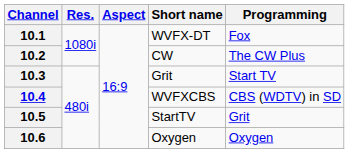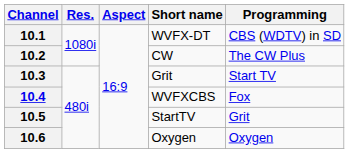(239, 35) Fox -> (285, 35) CBS (WDTV) in SD
(285, 96) CBS (WDTV) in SD -> (239, 96) Fox
